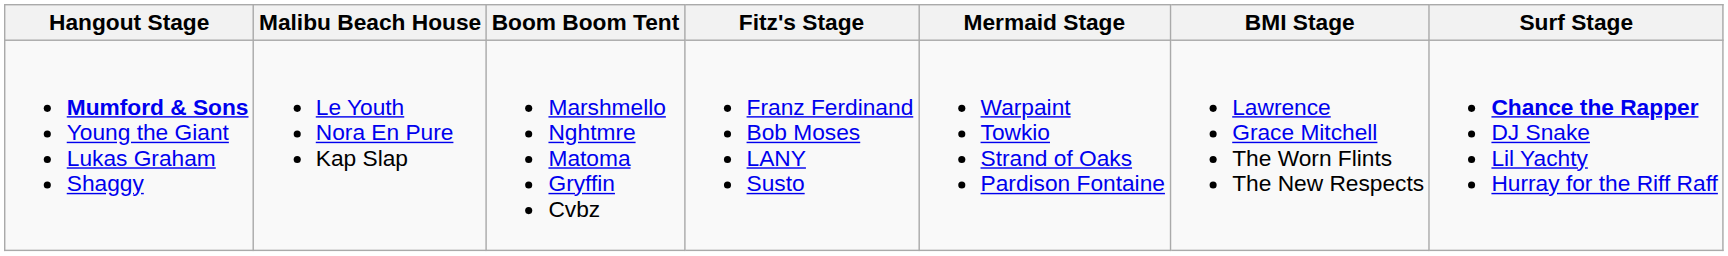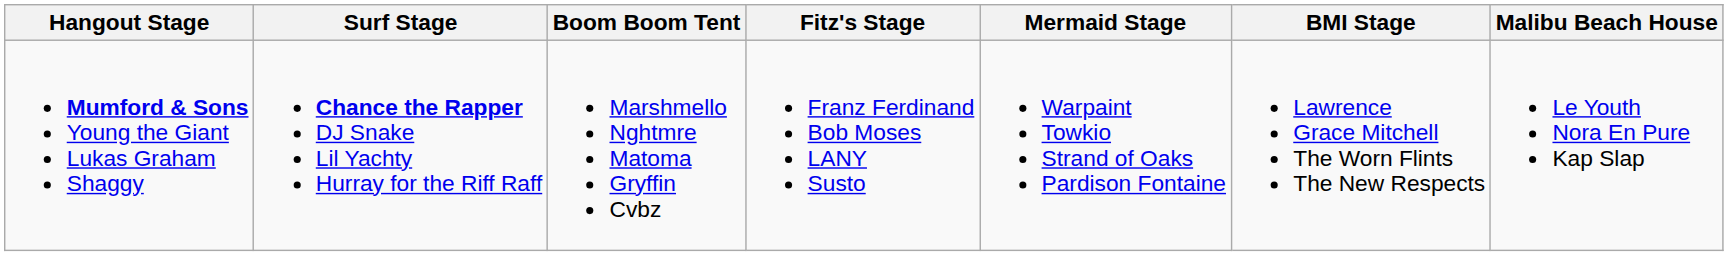columns swapped: (1576, 22) <-> (370, 22)
